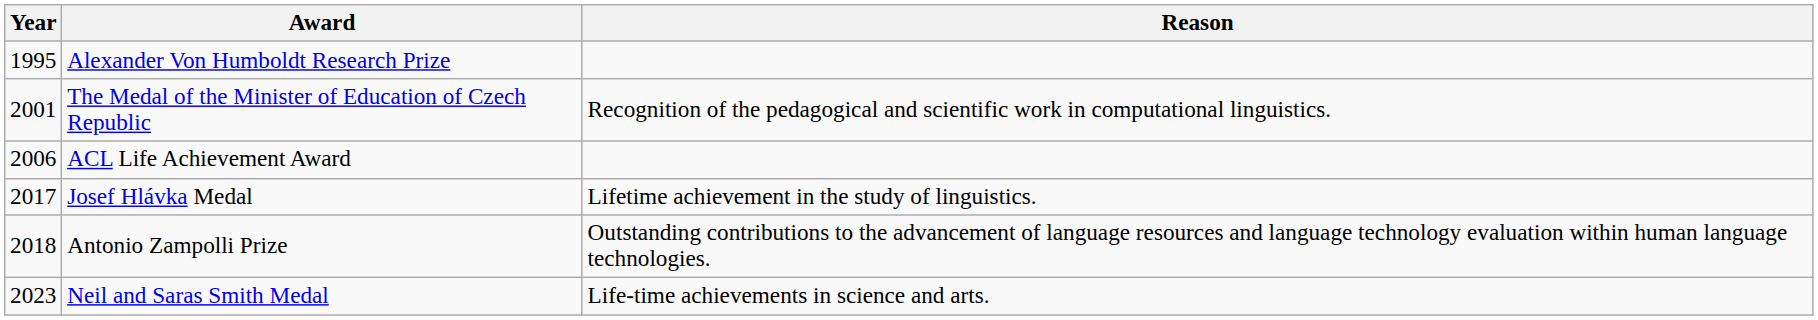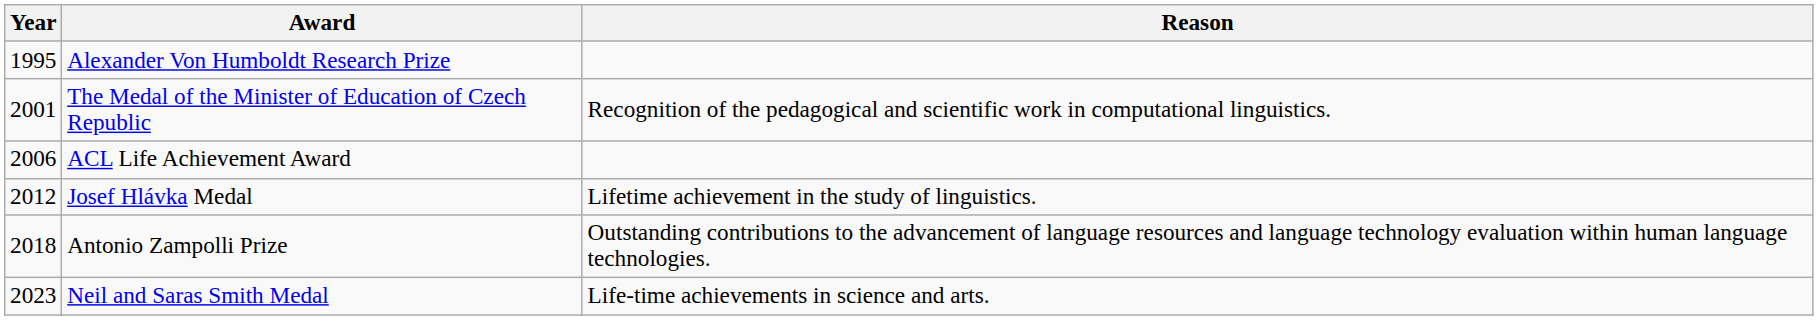(33, 196) 2017 -> (33, 196) 2012
